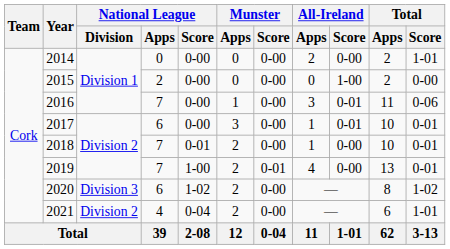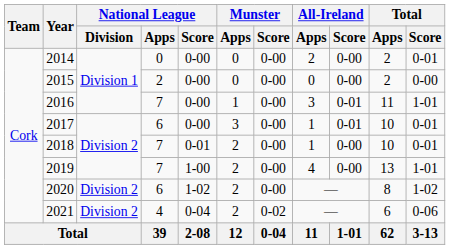(425, 59) 1-01 -> (425, 59) 0-01
(349, 80) 1-00 -> (349, 80) 0-00
(425, 102) 0-06 -> (425, 102) 1-01
(273, 168) 0-01 -> (273, 168) 0-00
(425, 168) 0-01 -> (425, 168) 1-01
(109, 189) Division 3 -> (109, 189) Division 2
(273, 211) 0-00 -> (273, 211) 0-02
(425, 211) 1-01 -> (425, 211) 0-06
